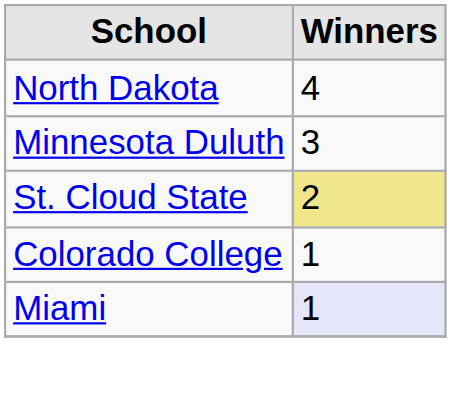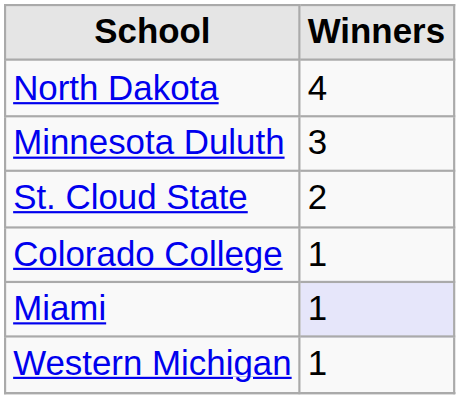(310, 198) khaki background -> (317, 198) no background
+ row: (152, 364)
